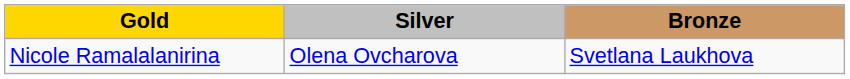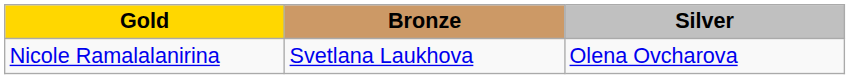columns swapped: (425, 21) <-> (705, 21)
